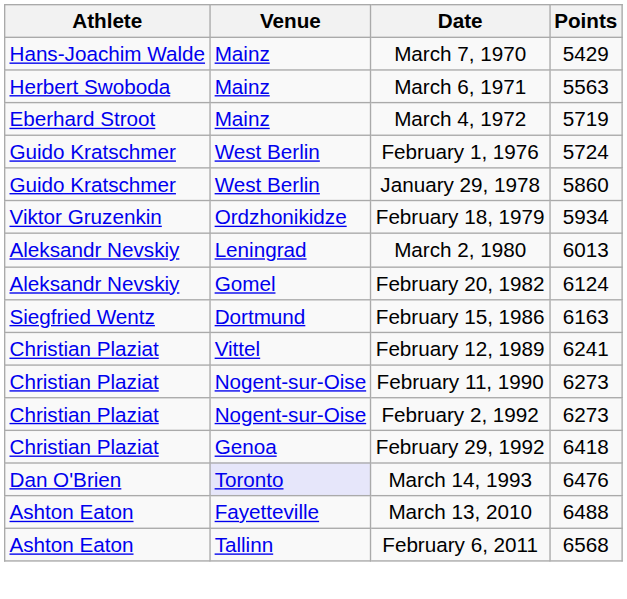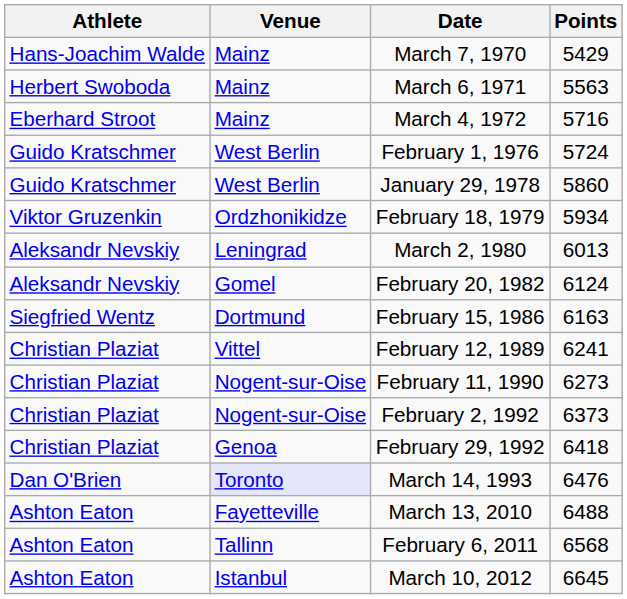(586, 119) 5719 -> (586, 119) 5716
(586, 414) 6273 -> (586, 414) 6373
+ row: (460, 578)
